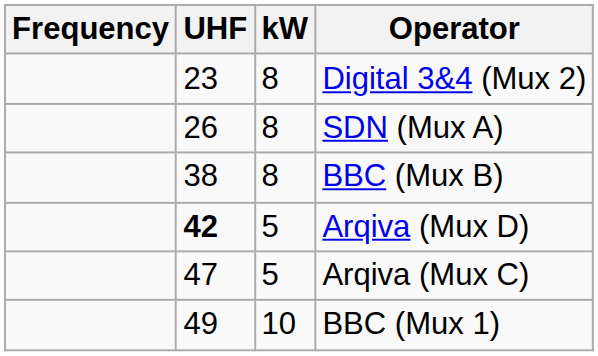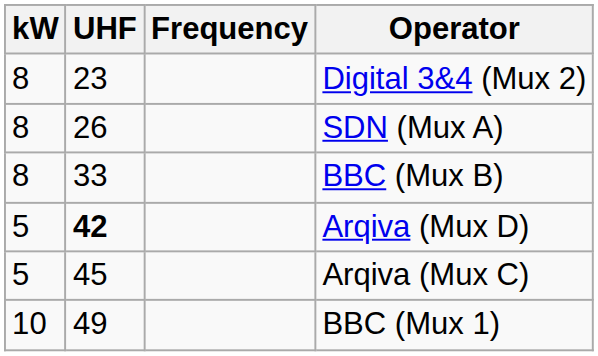columns swapped: (91, 29) <-> (285, 29)
(201, 176) 38 -> (90, 176) 33
(201, 275) 47 -> (90, 275) 45
